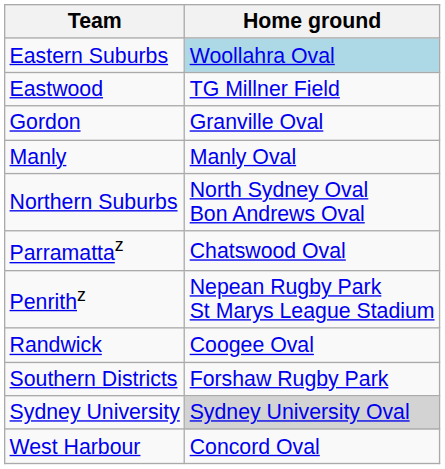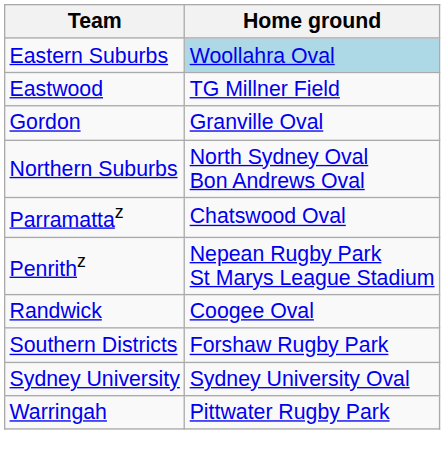- row: (38, 156)
(300, 412) lightgrey background -> (300, 378) no background
+ row: (58, 412)
- row: (75, 446)
